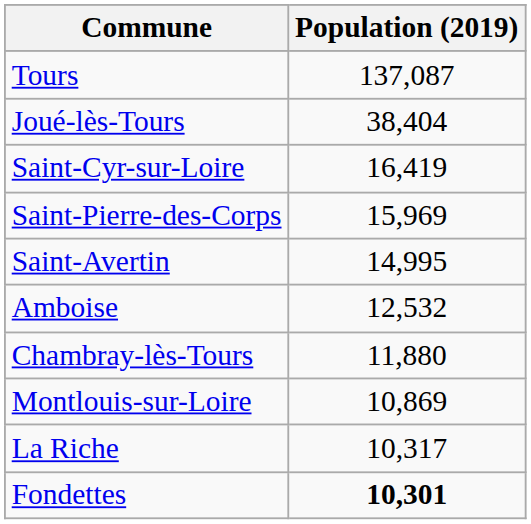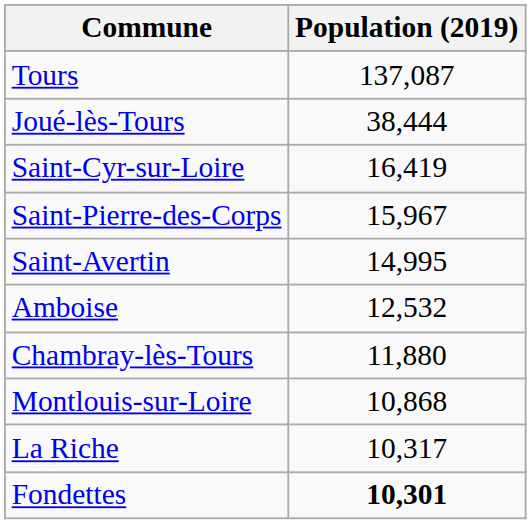(407, 121) 38,404 -> (407, 121) 38,444
(407, 214) 15,969 -> (407, 214) 15,967
(407, 401) 10,869 -> (407, 401) 10,868
